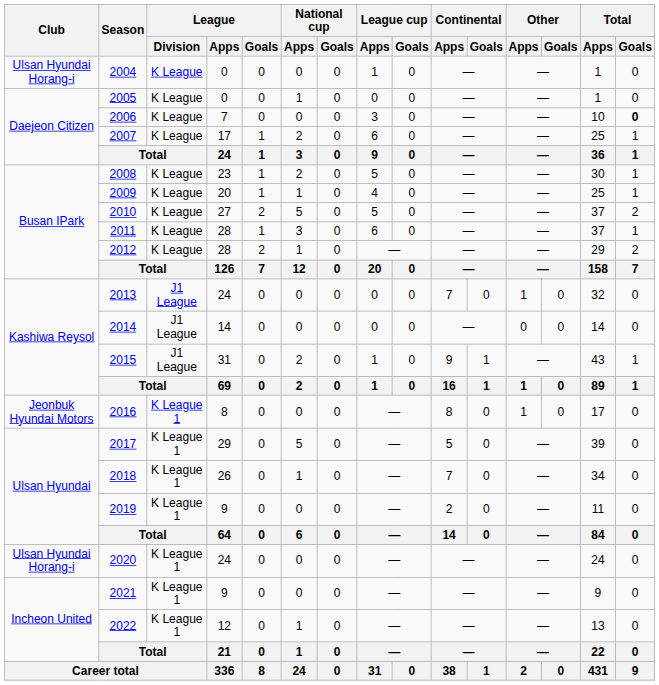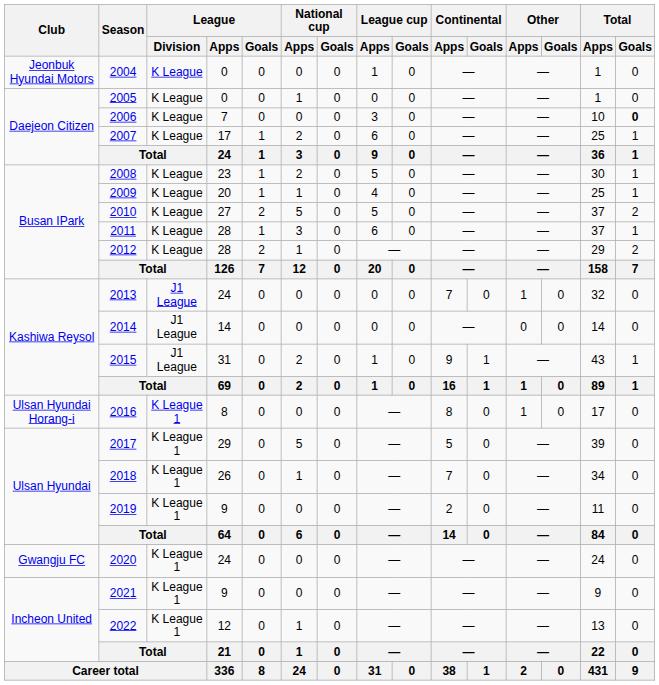(52, 72) Ulsan Hyundai Horang-i -> (52, 72) Jeonbuk Hyundai Motors
(52, 411) Jeonbuk Hyundai Motors -> (52, 411) Ulsan Hyundai Horang-i
(52, 560) Ulsan Hyundai Horang-i -> (52, 560) Gwangju FC
